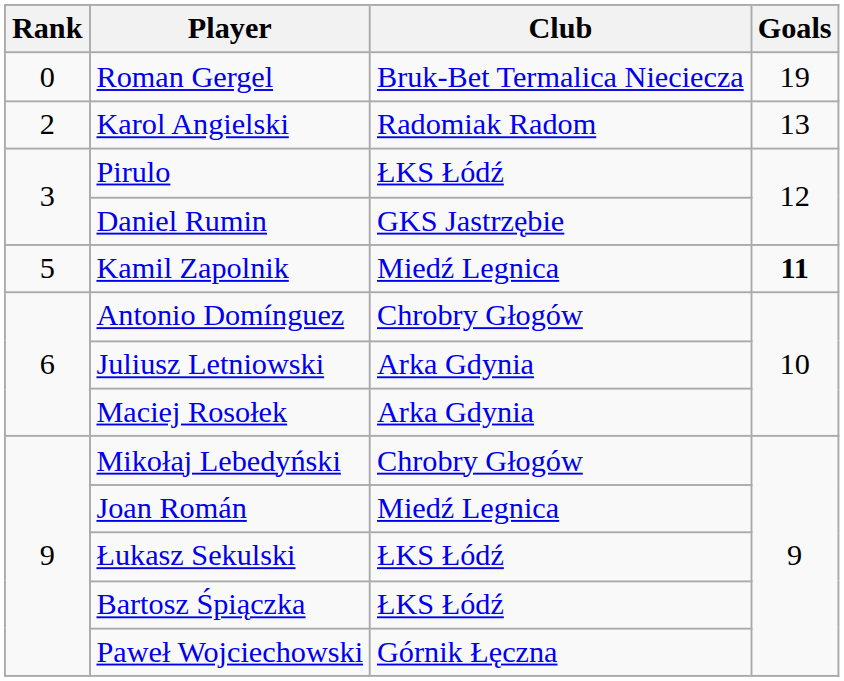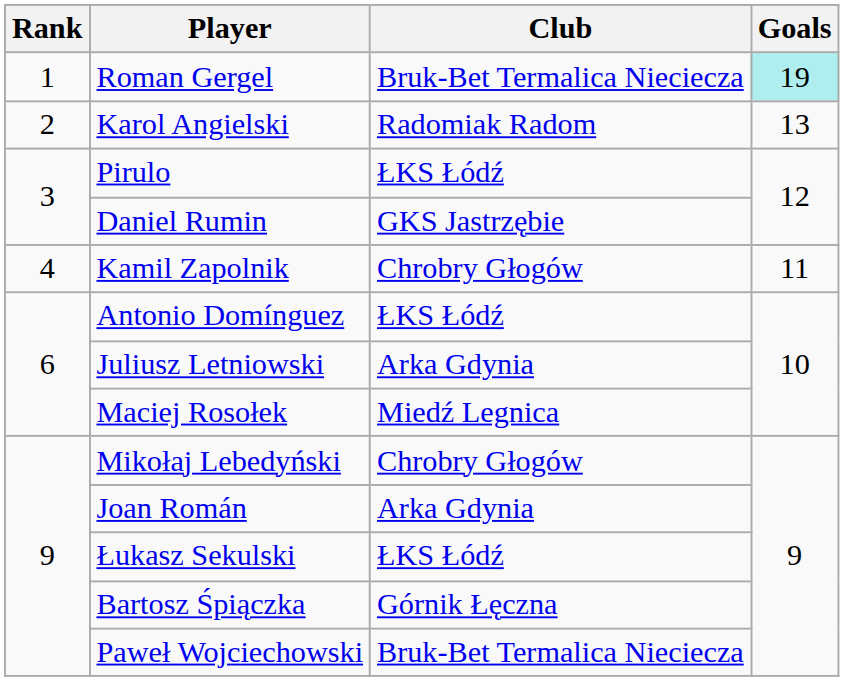(47, 76) 0 -> (47, 76) 1
(795, 76) no background -> (795, 76) paleturquoise background
(47, 268) 5 -> (47, 268) 4
(468, 268) Miedź Legnica -> (480, 268) Chrobry Głogów
(795, 268) bold -> (795, 268) normal
(480, 316) Chrobry Głogów -> (440, 316) ŁKS Łódź
(456, 412) Arka Gdynia -> (468, 412) Miedź Legnica
(468, 508) Miedź Legnica -> (456, 508) Arka Gdynia
(440, 603) ŁKS Łódź -> (467, 603) Górnik Łęczna
(467, 651) Górnik Łęczna -> (560, 651) Bruk-Bet Termalica Nieciecza
